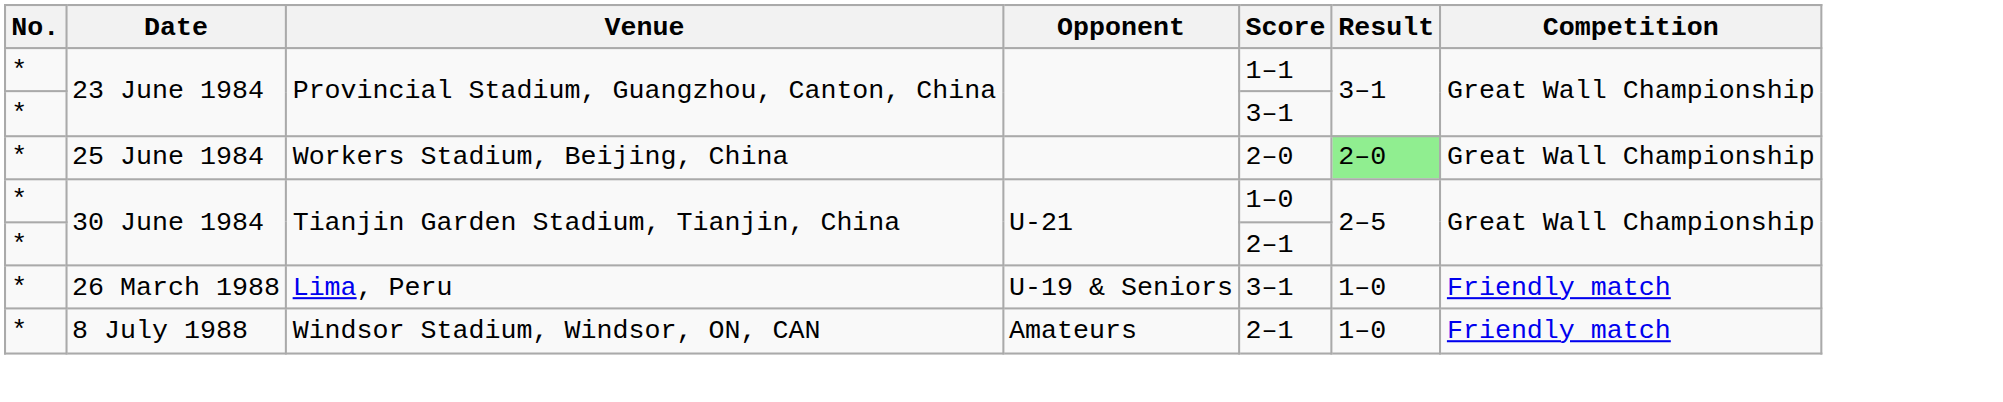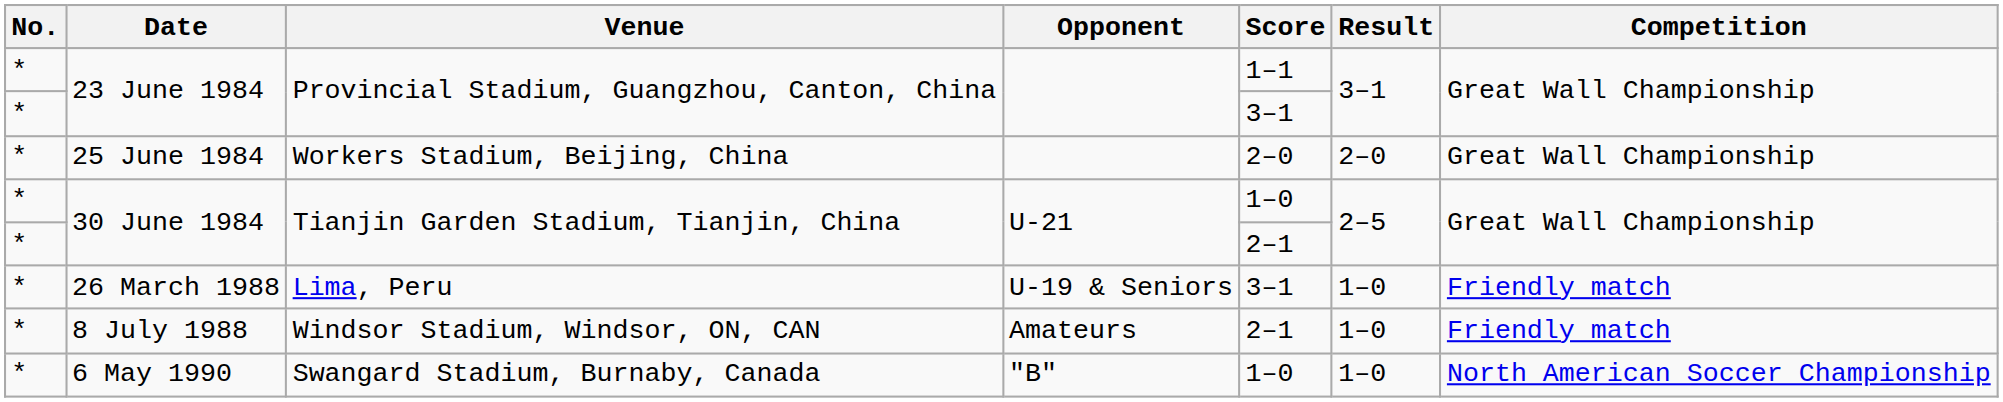(1362, 157) lightgreen background -> (1362, 157) no background
+ row: (152, 374)
